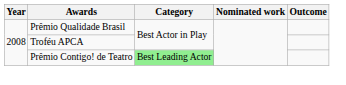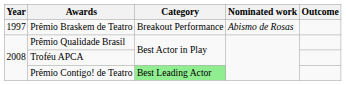+ row: (81, 27)
